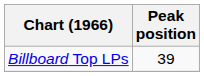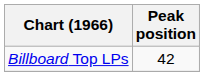(166, 58) 39 -> (166, 58) 42
